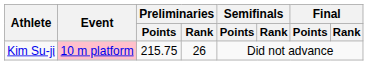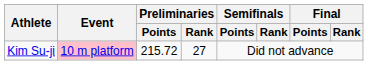(159, 51) 215.75 -> (159, 51) 215.72
(199, 51) 26 -> (199, 51) 27
